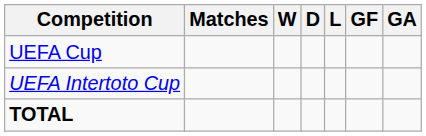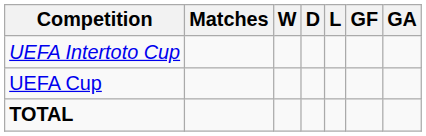rows swapped: (56, 51) <-> (95, 83)
